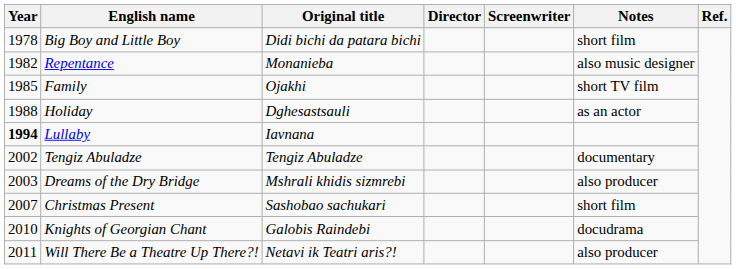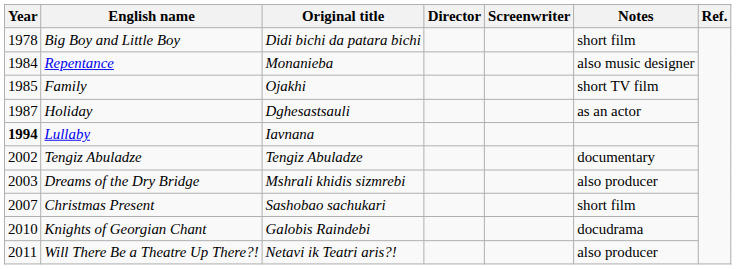(23, 63) 1982 -> (23, 63) 1984
(23, 110) 1988 -> (23, 110) 1987
